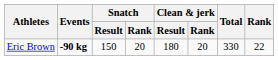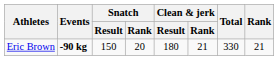(202, 47) 20 -> (202, 47) 21
(259, 47) 22 -> (259, 47) 21
